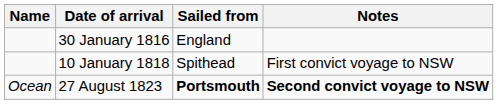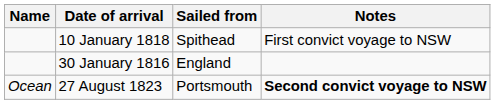rows swapped: (114, 39) <-> (114, 63)
(218, 87) bold -> (214, 87) normal
